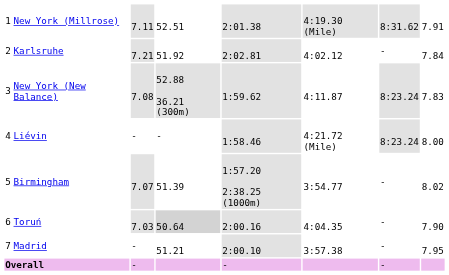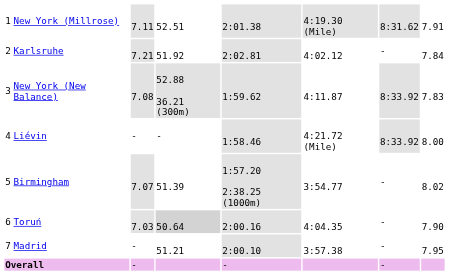(399, 96) 8:23.24 -> (399, 96) 8:33.92
(399, 141) 8:23.24 -> (399, 141) 8:33.92
